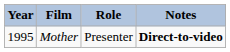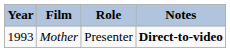(21, 37) 1995 -> (21, 37) 1993
